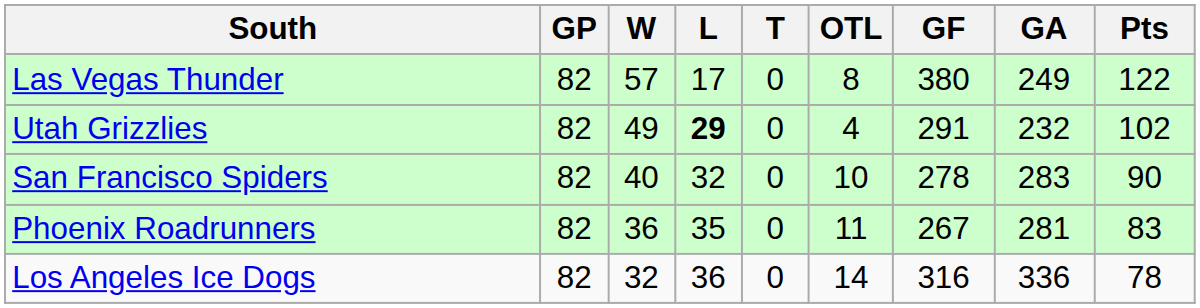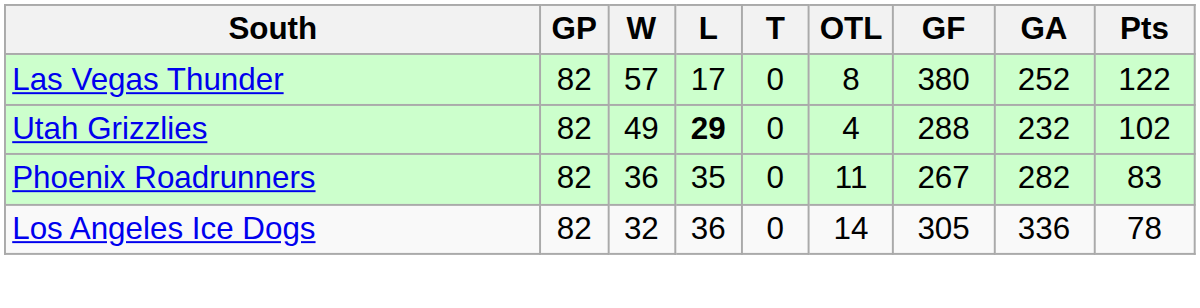(1044, 79) 249 -> (1044, 79) 252
(944, 128) 291 -> (944, 128) 288
- row: (170, 178)
(1044, 228) 281 -> (1044, 178) 282
(944, 278) 316 -> (944, 228) 305
